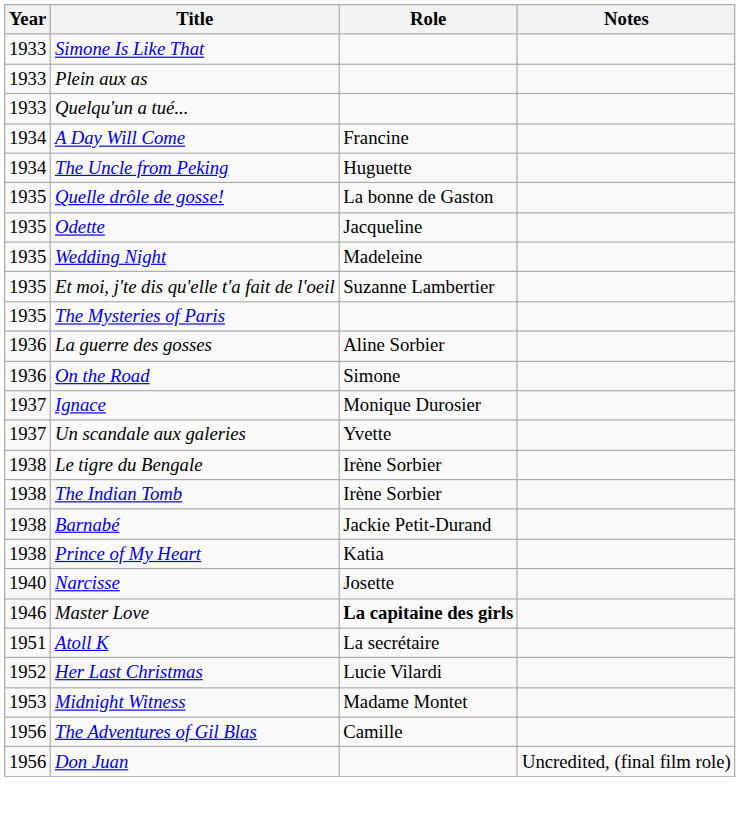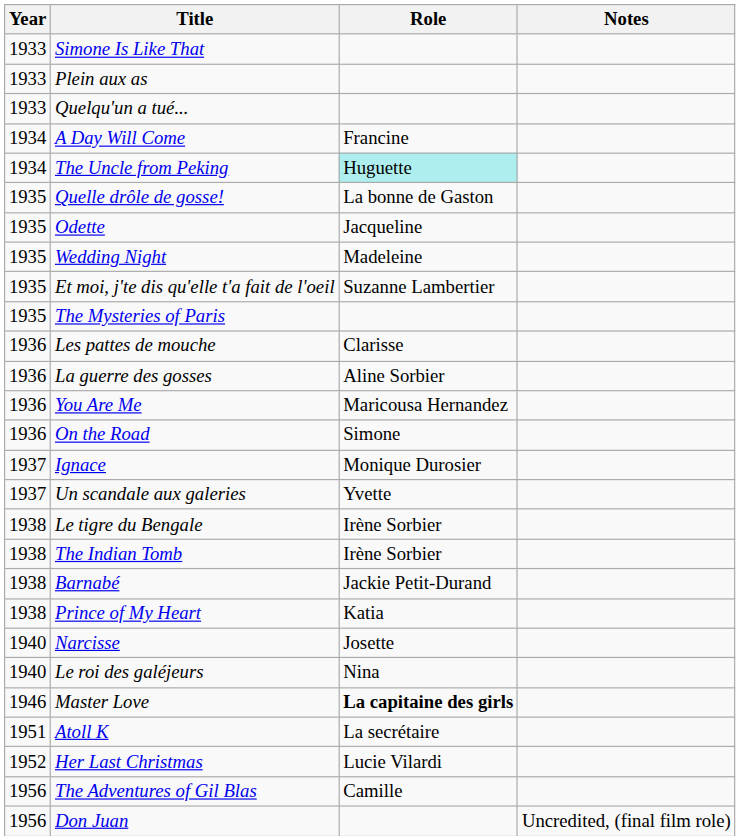(378, 167) no background -> (378, 167) paleturquoise background
+ row: (135, 345)
+ row: (98, 405)
+ row: (129, 672)
- row: (120, 702)
